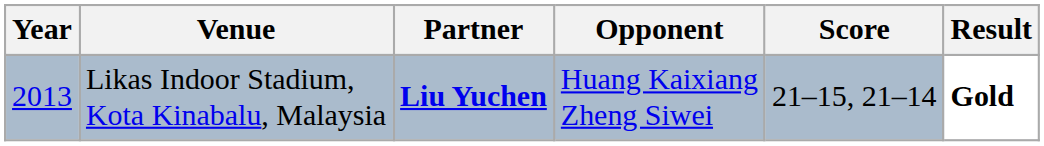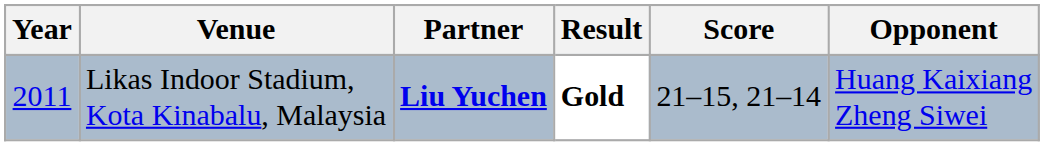columns swapped: (659, 29) <-> (991, 29)
(42, 96) 2013 -> (42, 96) 2011
